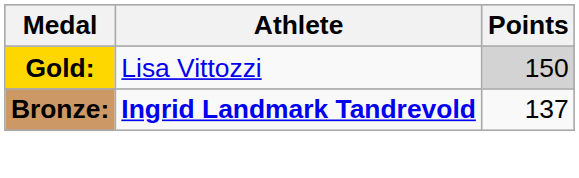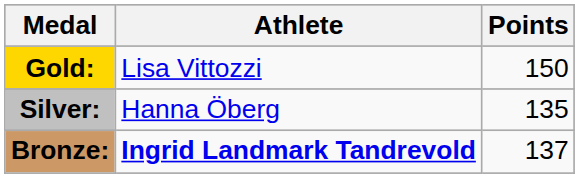(547, 67) lightgrey background -> (547, 67) no background
+ row: (60, 109)
